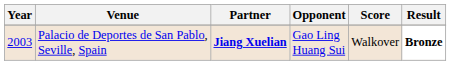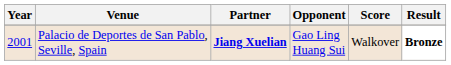(20, 42) 2003 -> (20, 42) 2001
